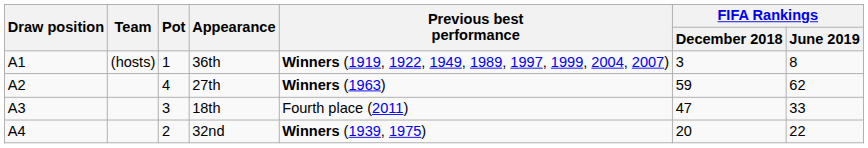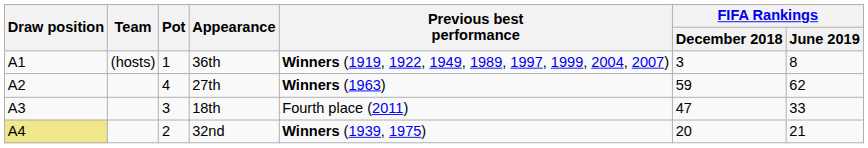(17, 131) no background -> (17, 131) khaki background
(797, 131) 22 -> (797, 131) 21
